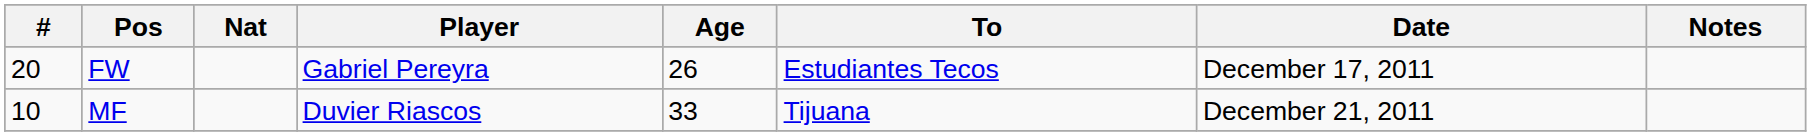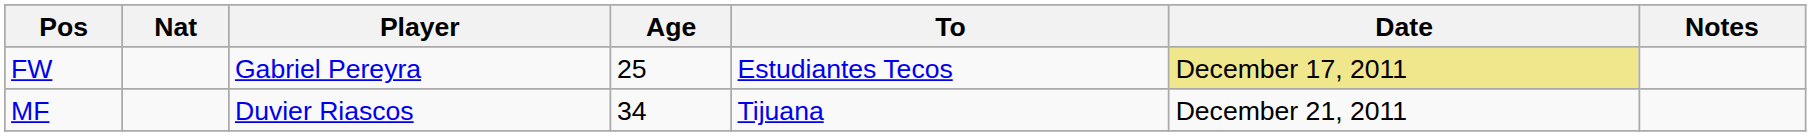- column: (43, 26)
(683, 68) 26 -> (632, 68) 25
(1319, 68) no background -> (1291, 68) khaki background
(683, 110) 33 -> (632, 110) 34
